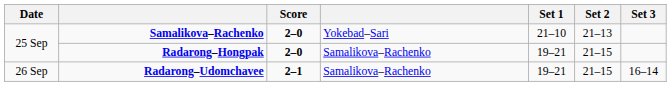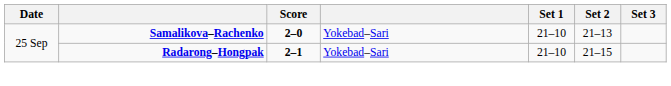(293, 52) 2–0 -> (293, 52) 2–1
(377, 52) Samalikova–Rachenko -> (356, 52) Yokebad–Sari
(551, 52) 19–21 -> (551, 52) 21–10
- row: (204, 72)
